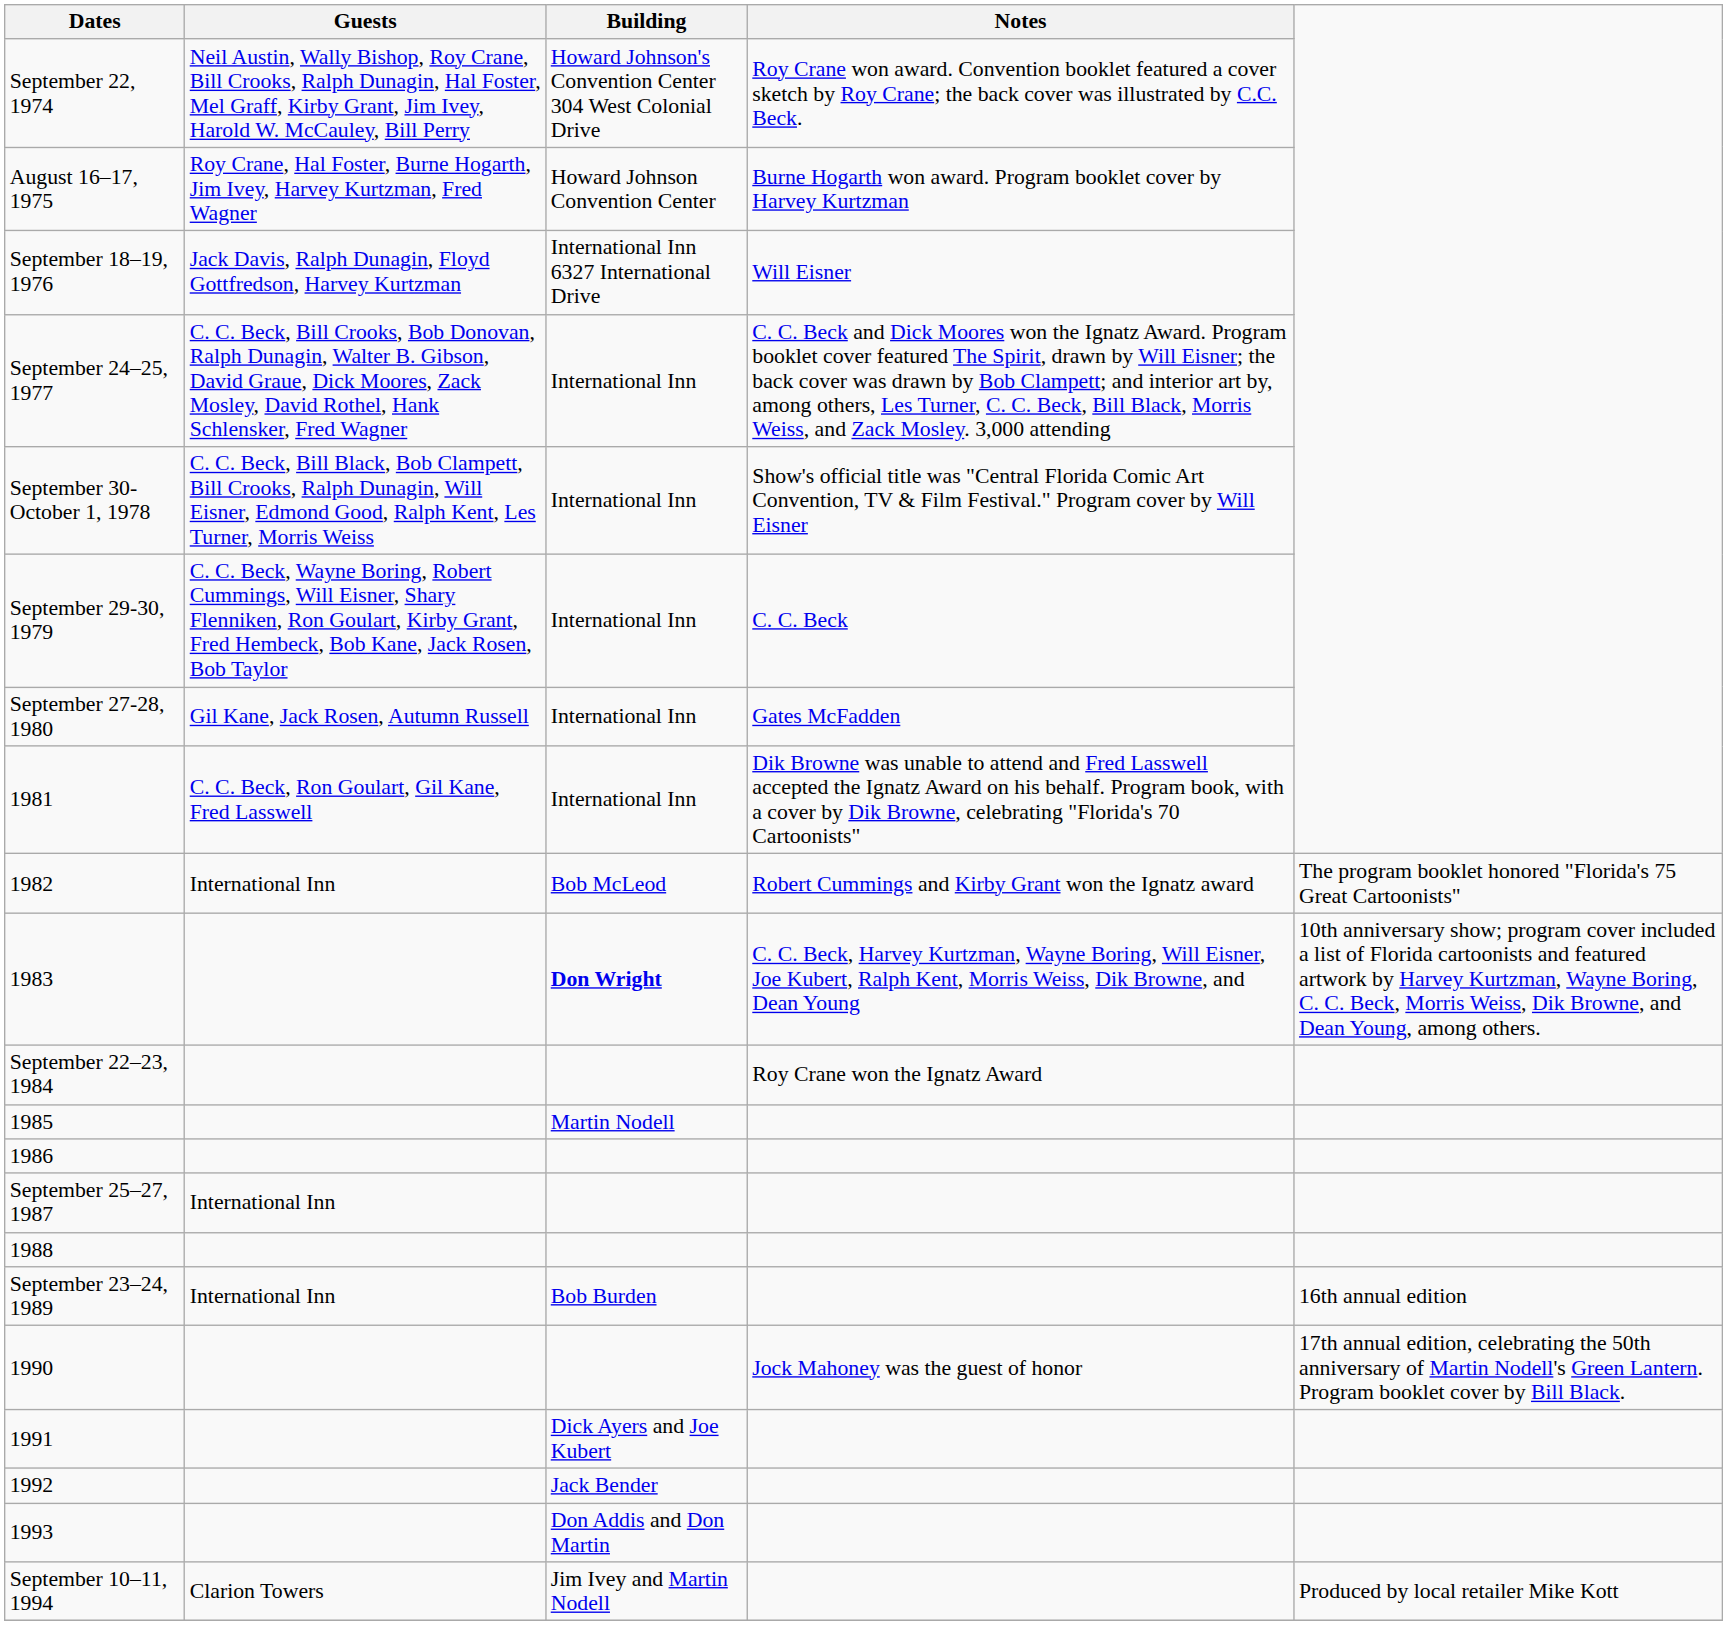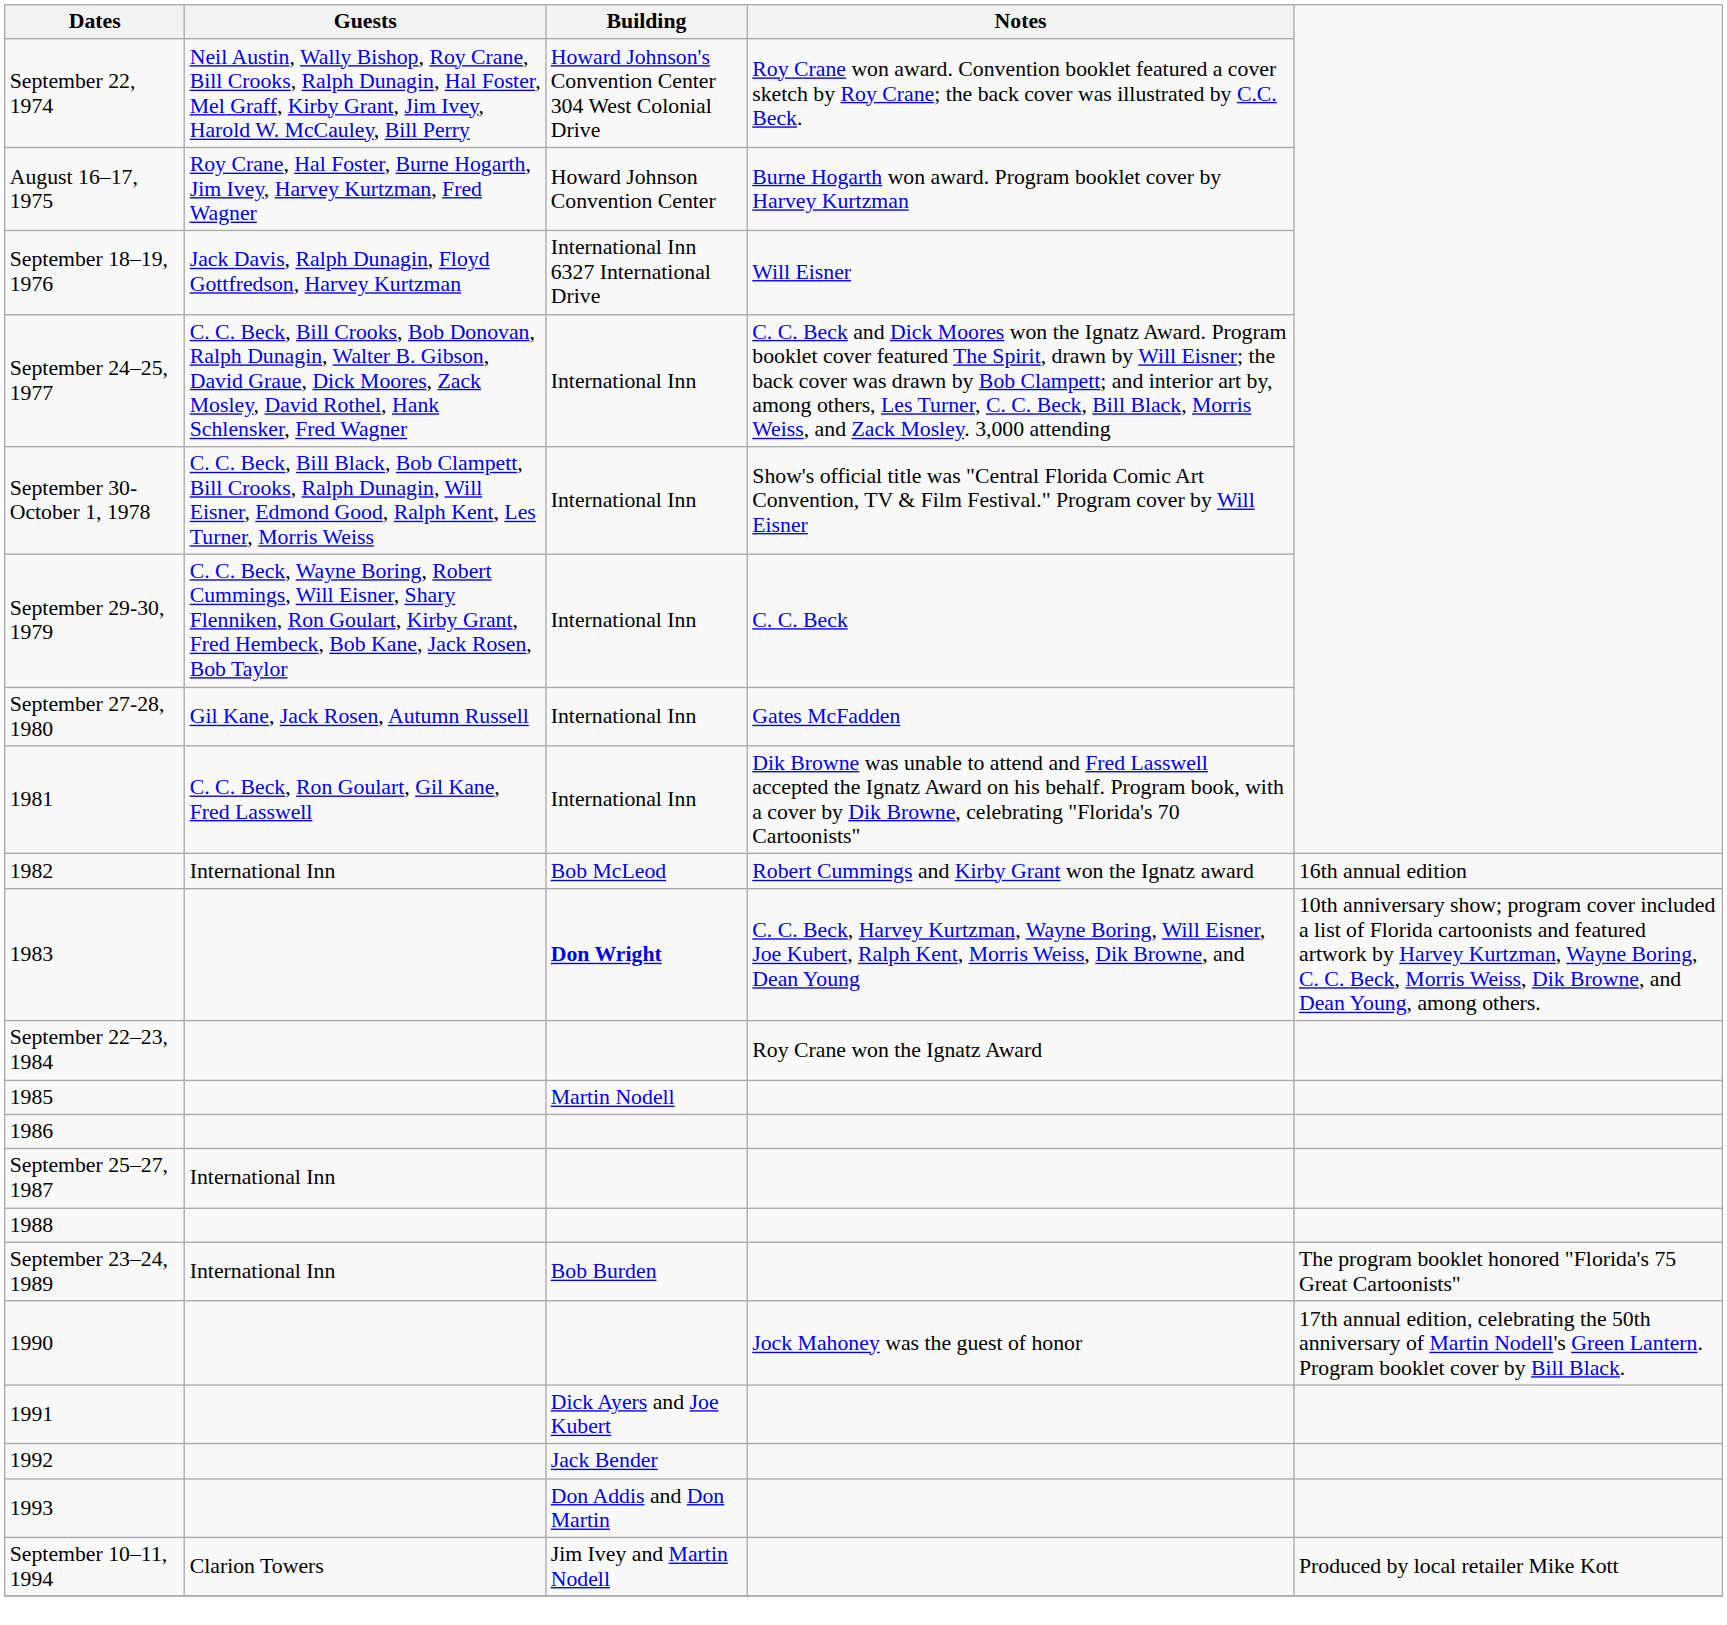(1488, 883) The program booklet honored "Florida's 75 Great Cartoonists" -> (1383, 870) 16th annual edition
(1383, 1296) 16th annual edition -> (1488, 1271) The program booklet honored "Florida's 75 Great Cartoonists"
